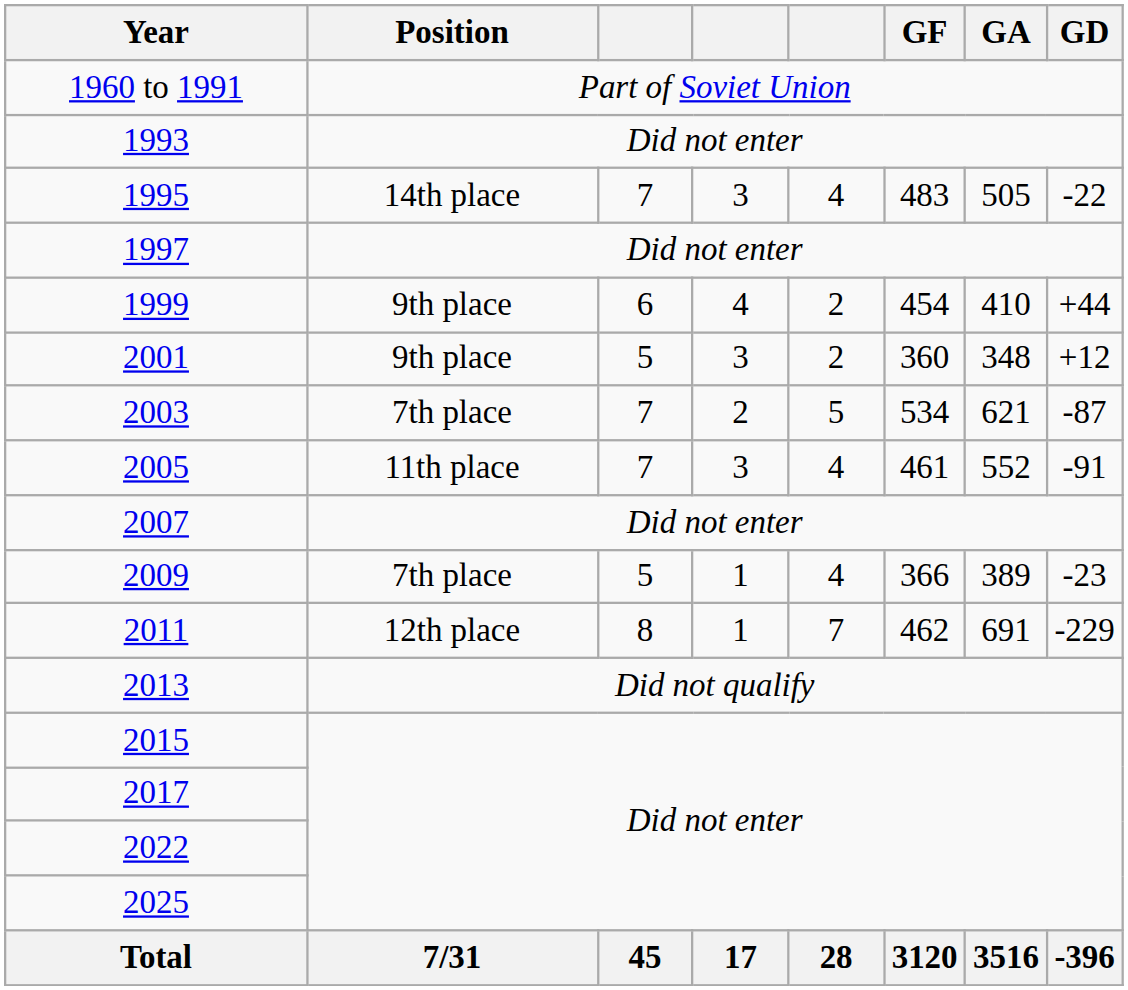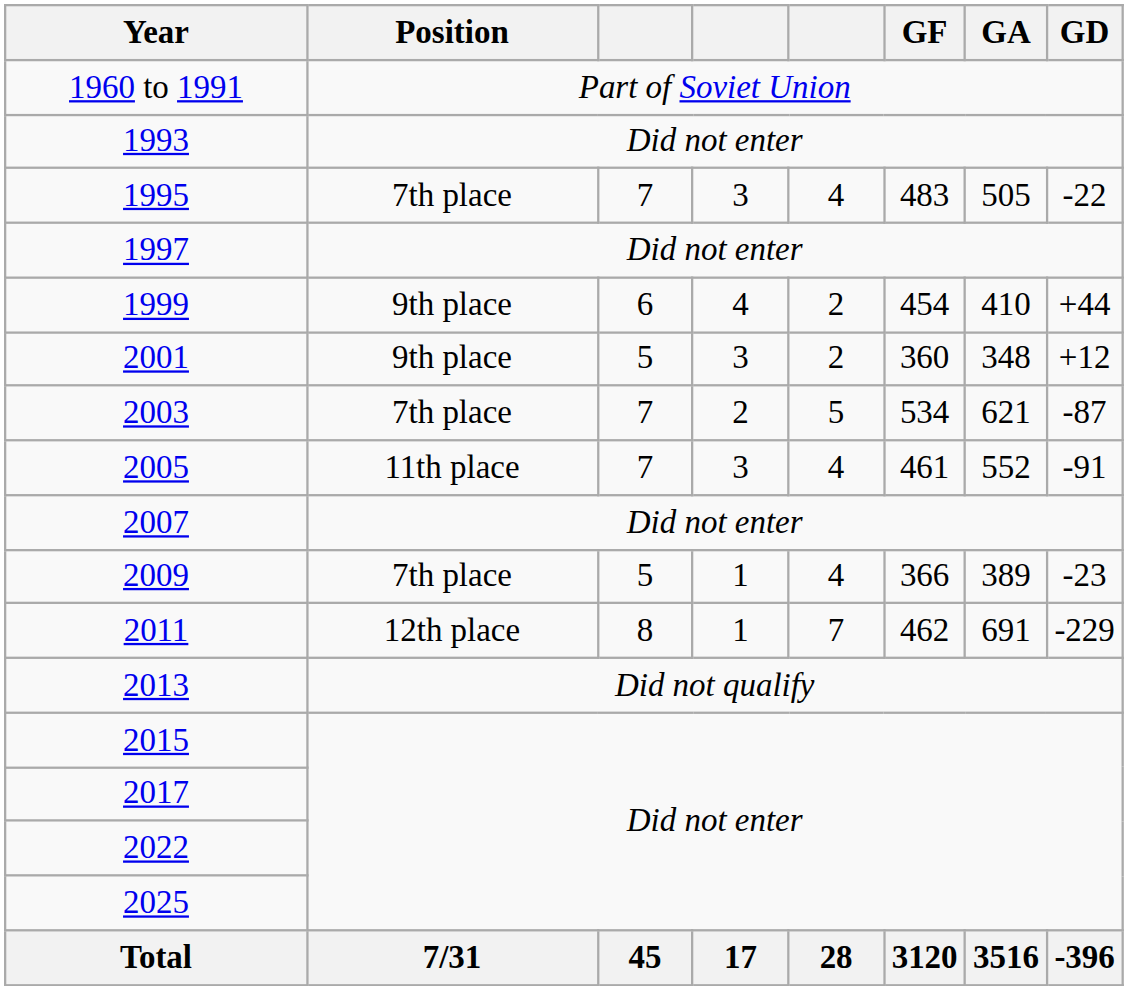(452, 195) 14th place -> (452, 195) 7th place
